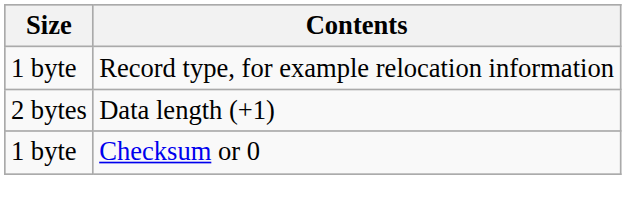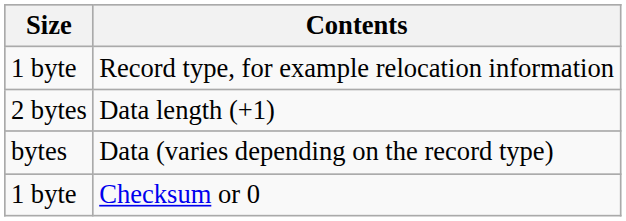+ row: (326, 151)
